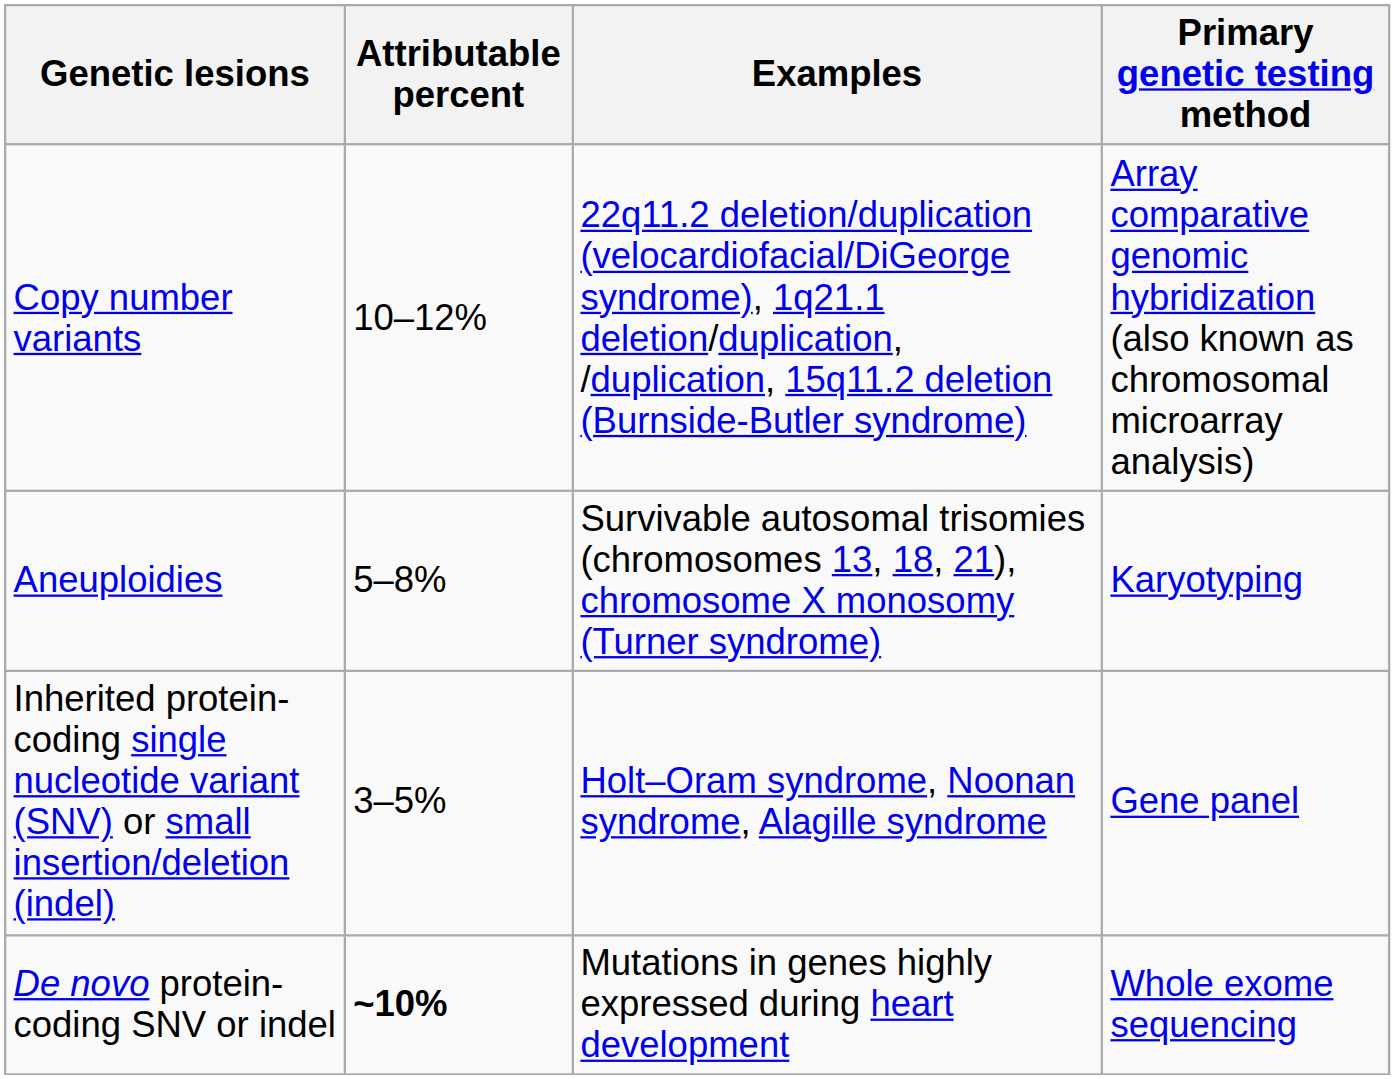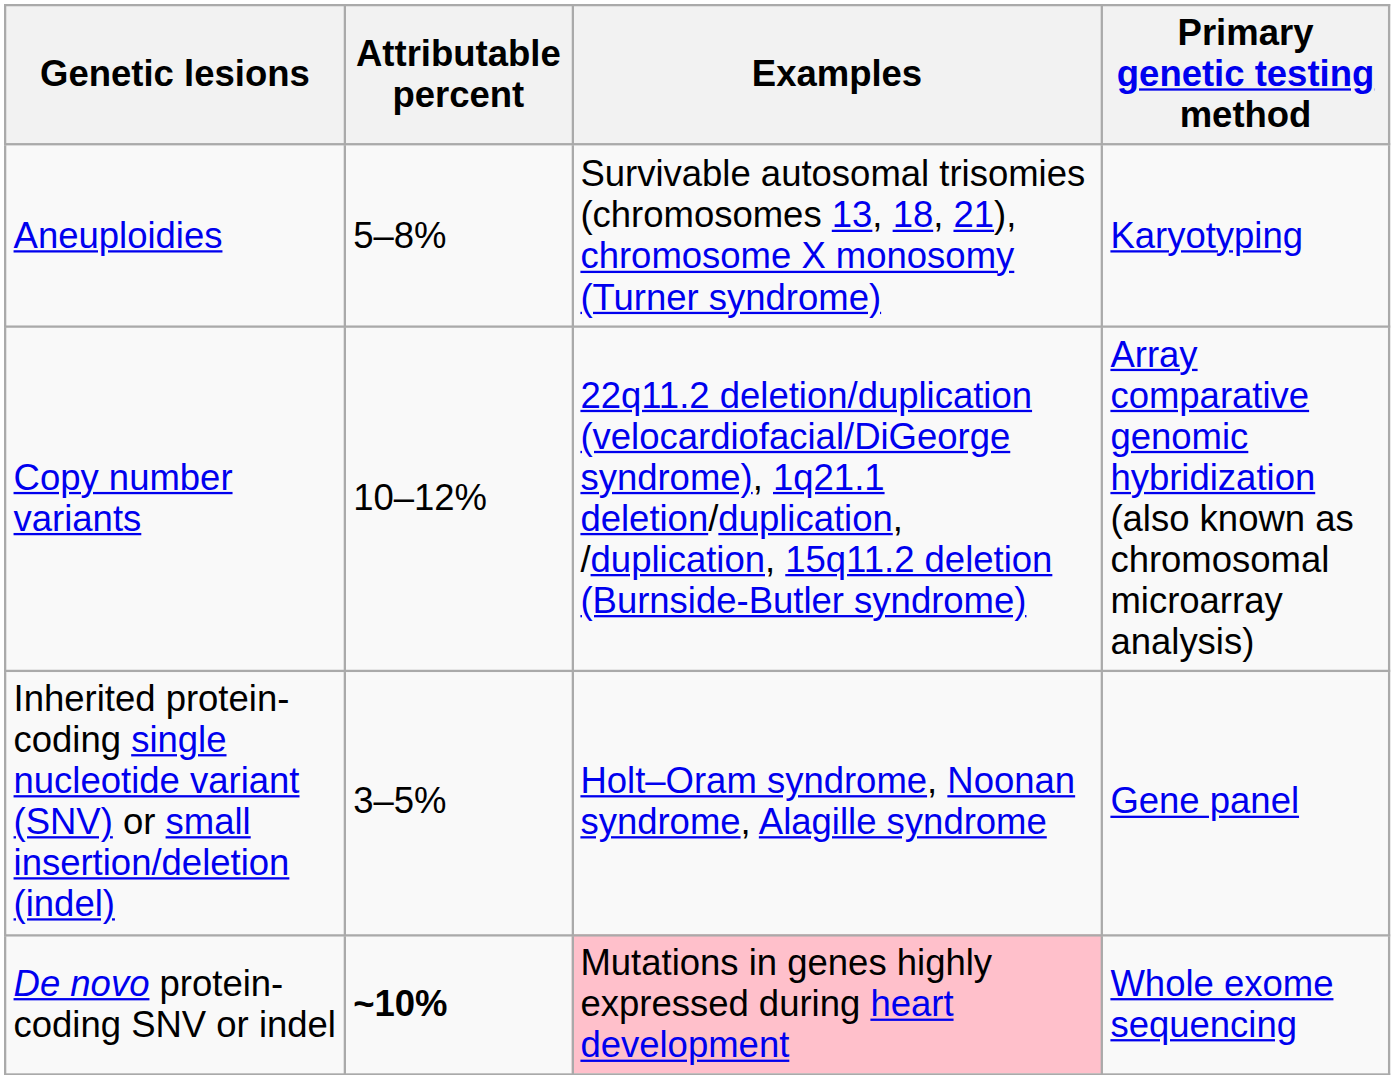rows swapped: (118, 580) <-> (123, 317)
(786, 1003) no background -> (786, 1003) pink background
